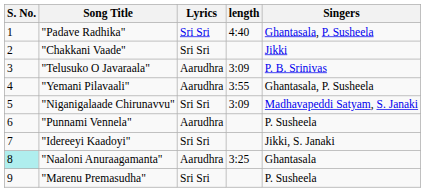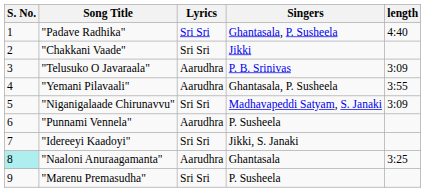columns swapped: (341, 13) <-> (244, 13)
